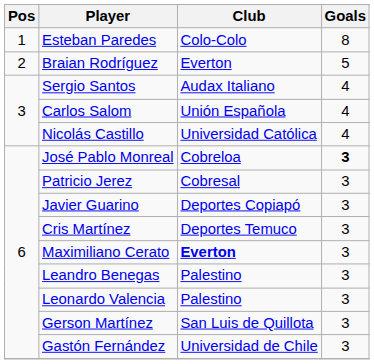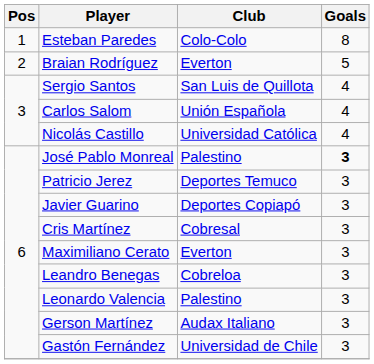(228, 87) Audax Italiano -> (247, 87) San Luis de Quillota
(211, 157) Cobreloa -> (211, 157) Palestino
(210, 181) Cobresal -> (239, 181) Deportes Temuco
(239, 228) Deportes Temuco -> (210, 228) Cobresal
(208, 252) bold -> (206, 252) normal
(211, 275) Palestino -> (211, 275) Cobreloa
(247, 323) San Luis de Quillota -> (228, 323) Audax Italiano
